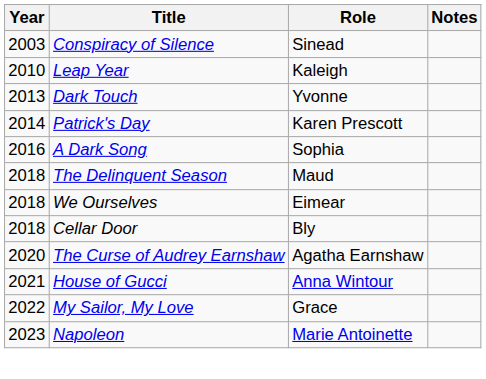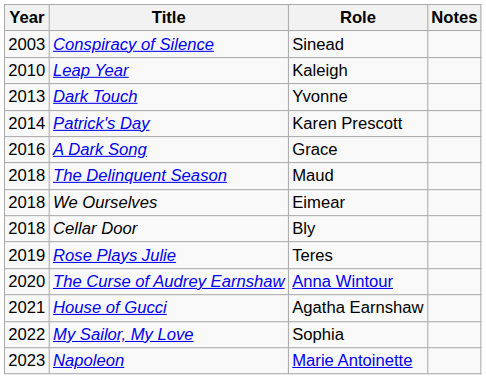(318, 149) Sophia -> (315, 149) Grace
+ row: (115, 255)
(358, 255) Agatha Earnshaw -> (343, 281) Anna Wintour
(343, 281) Anna Wintour -> (358, 307) Agatha Earnshaw
(315, 307) Grace -> (318, 334) Sophia
